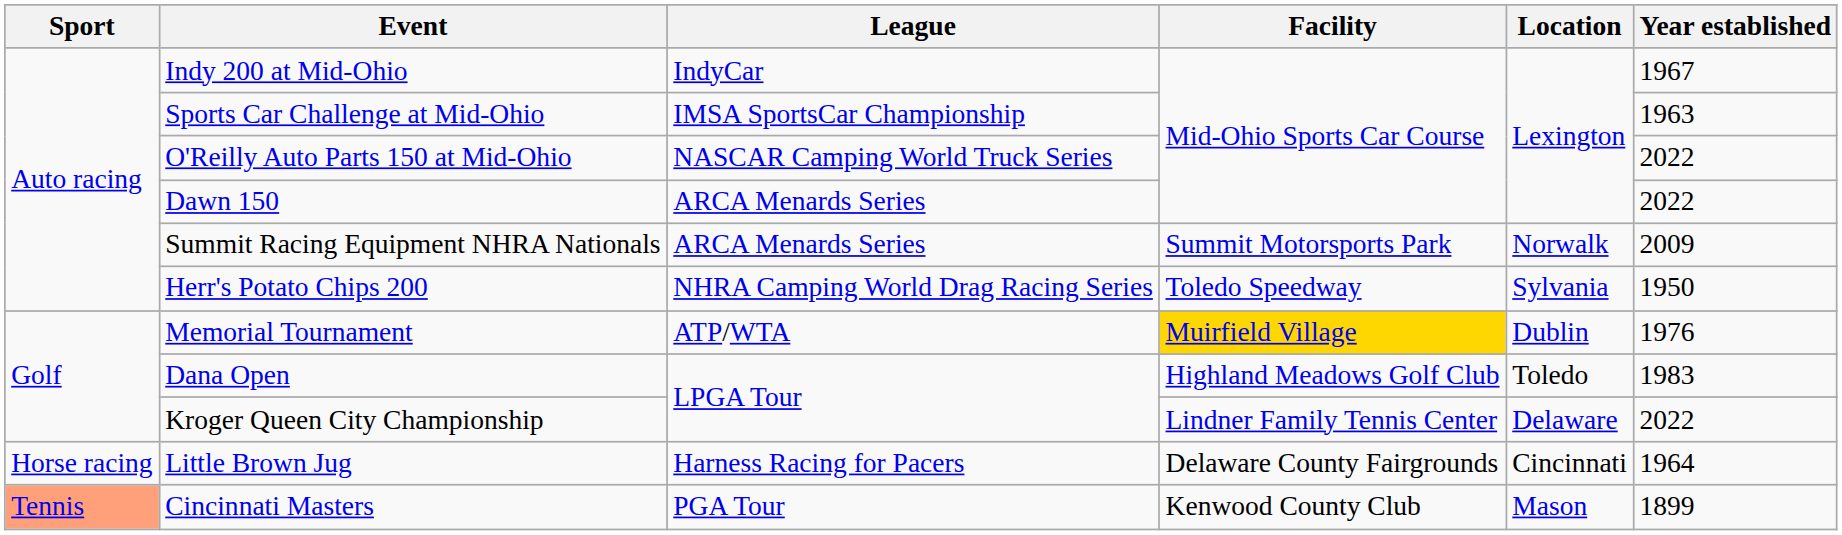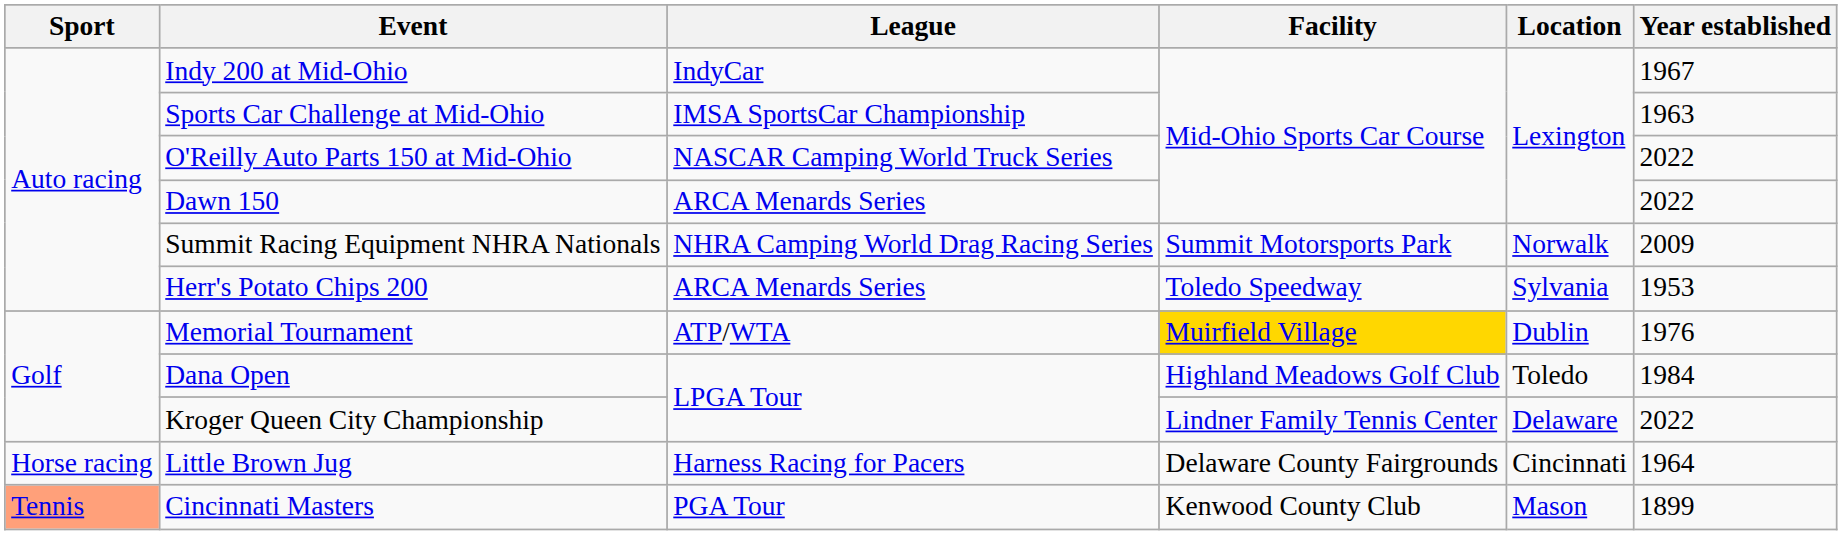(799, 244) ARCA Menards Series -> (913, 244) NHRA Camping World Drag Racing Series
(913, 288) NHRA Camping World Drag Racing Series -> (799, 288) ARCA Menards Series
(1667, 288) 1950 -> (1667, 288) 1953
(1667, 375) 1983 -> (1667, 375) 1984
